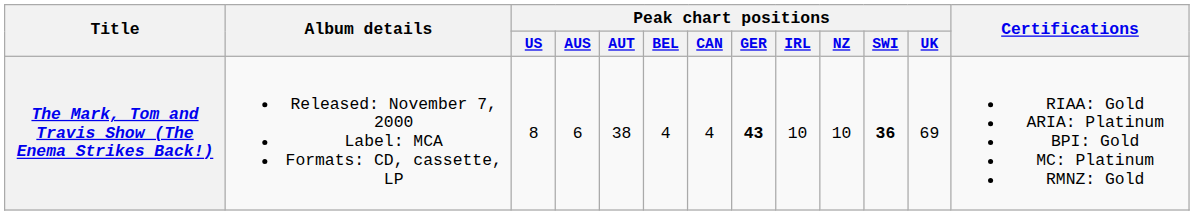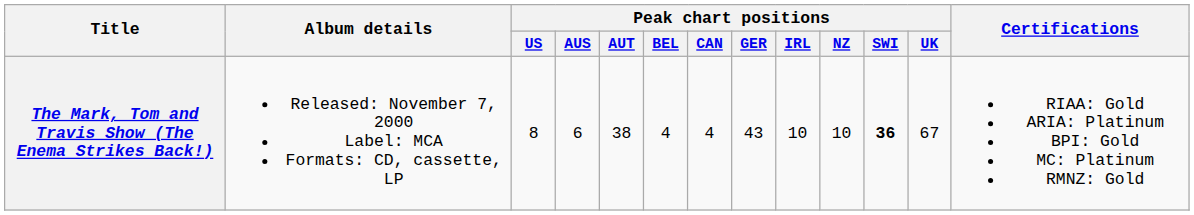(754, 133) bold -> (754, 133) normal
(929, 133) 69 -> (929, 133) 67
